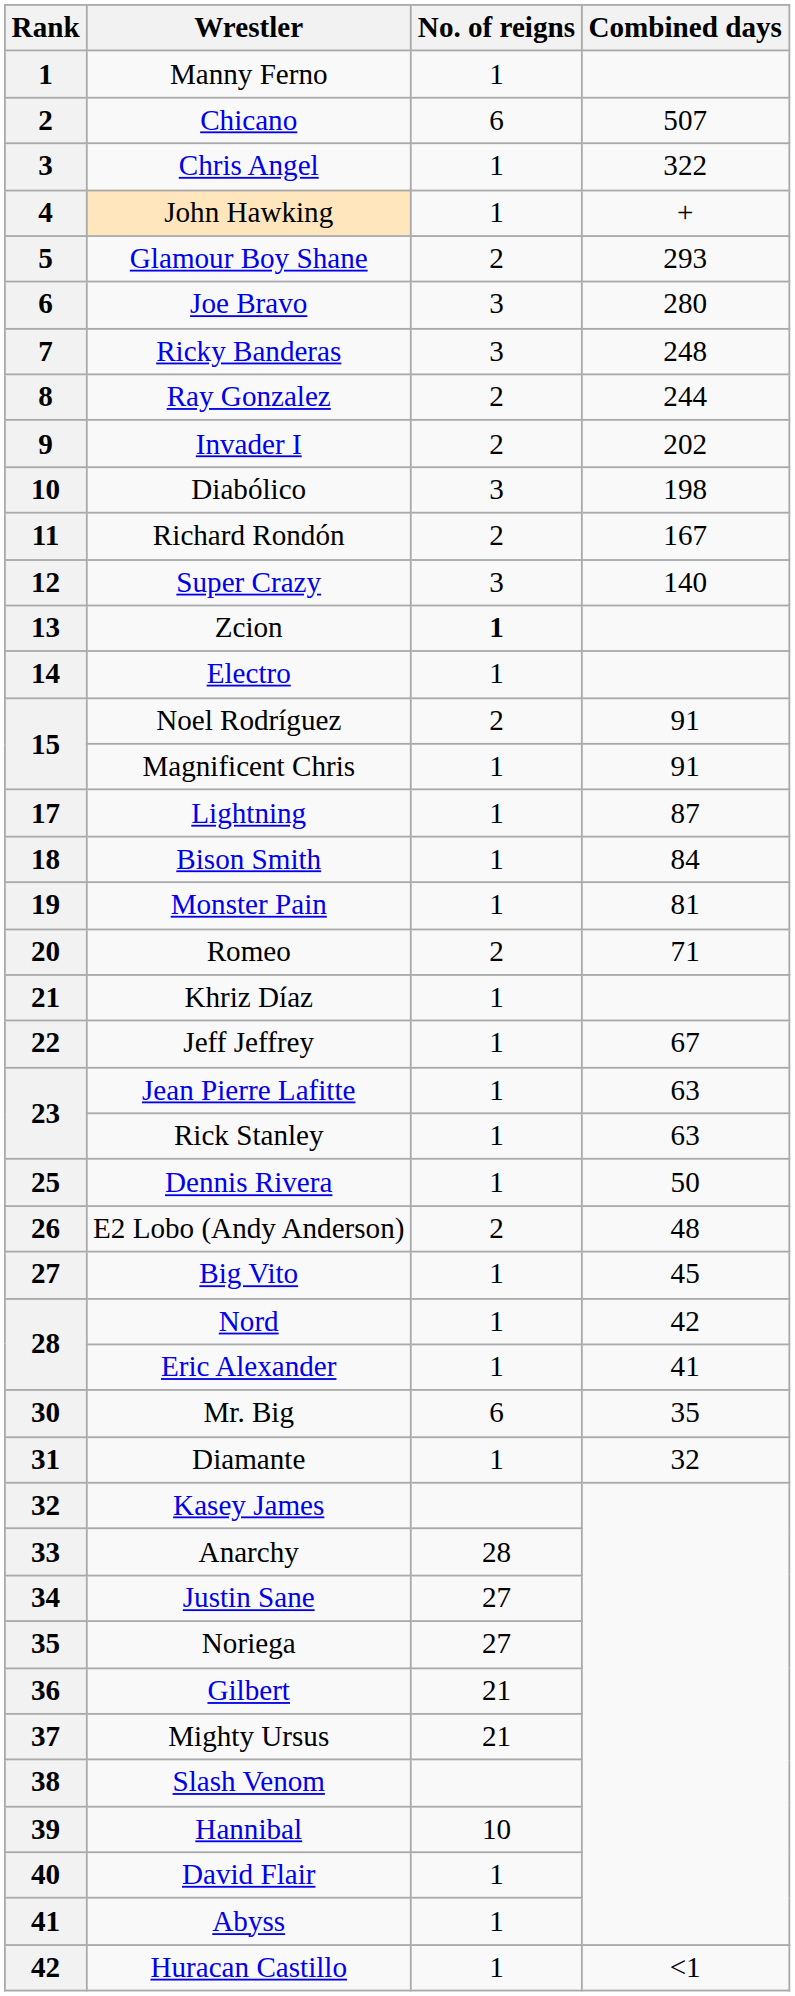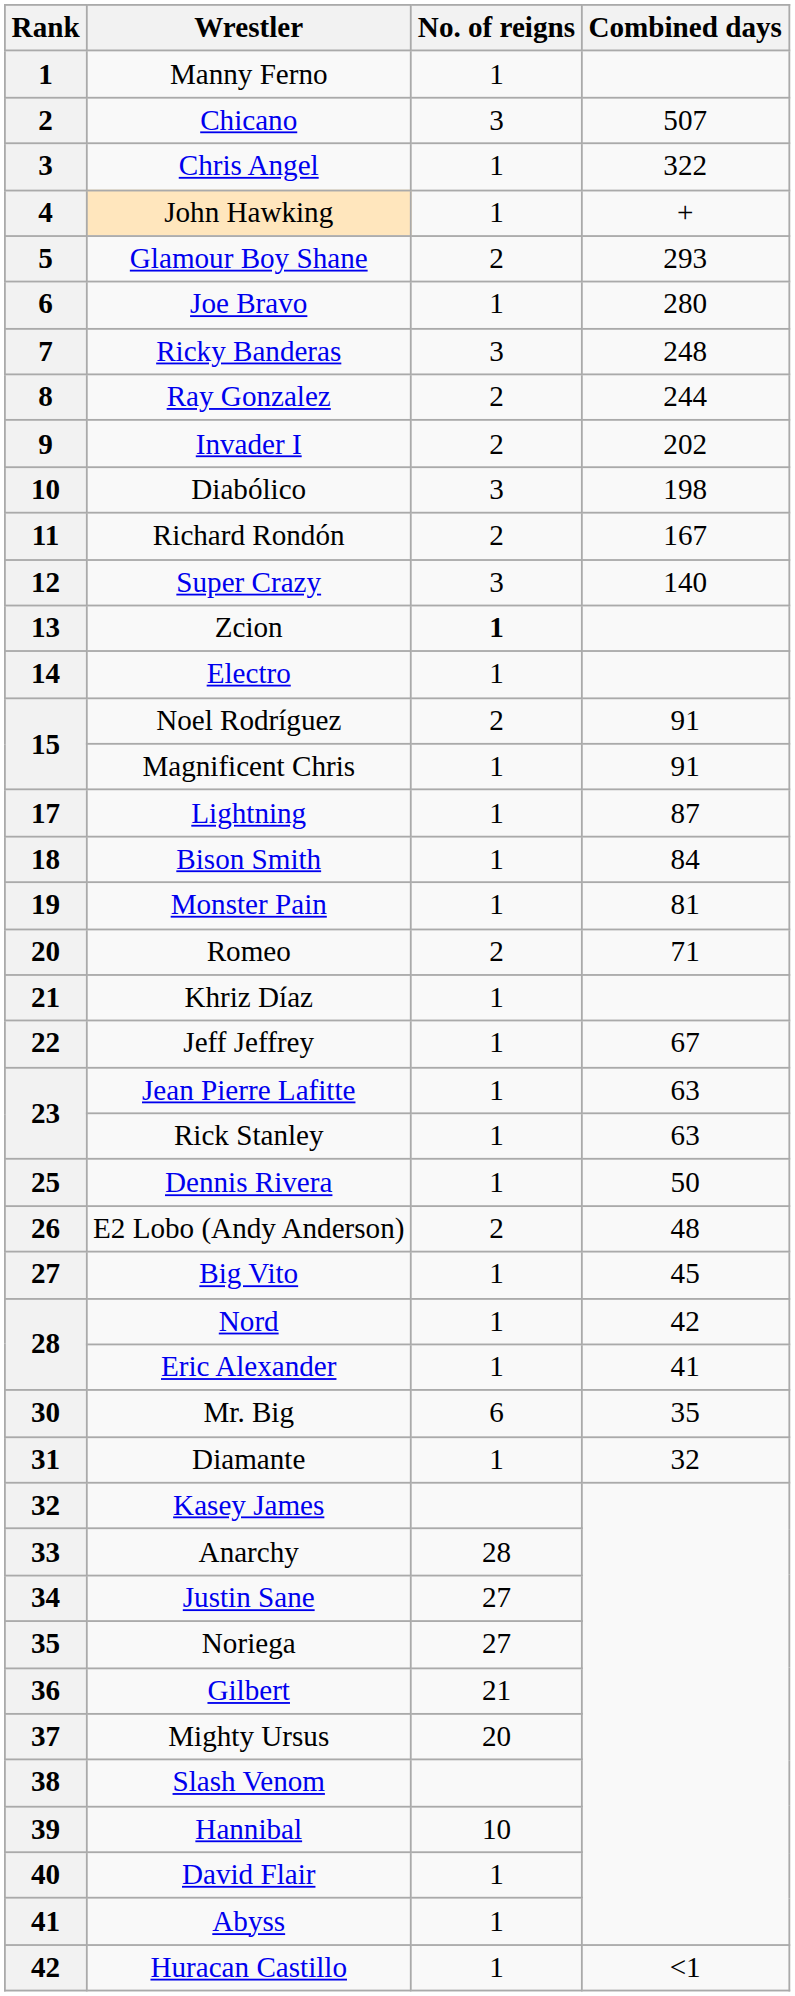(496, 119) 6 -> (496, 119) 3
(496, 304) 3 -> (496, 304) 1
(496, 1736) 21 -> (496, 1736) 20
